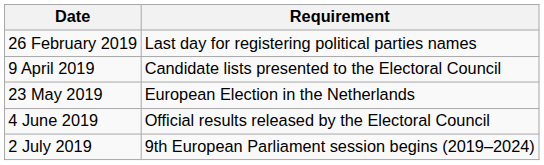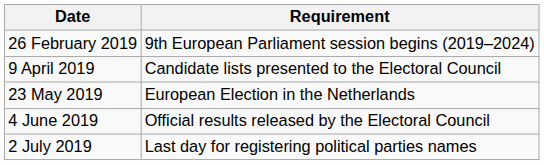(311, 43) Last day for registering political parties names -> (340, 43) 9th European Parliament session begins (2019–2024)
(340, 146) 9th European Parliament session begins (2019–2024) -> (311, 146) Last day for registering political parties names
